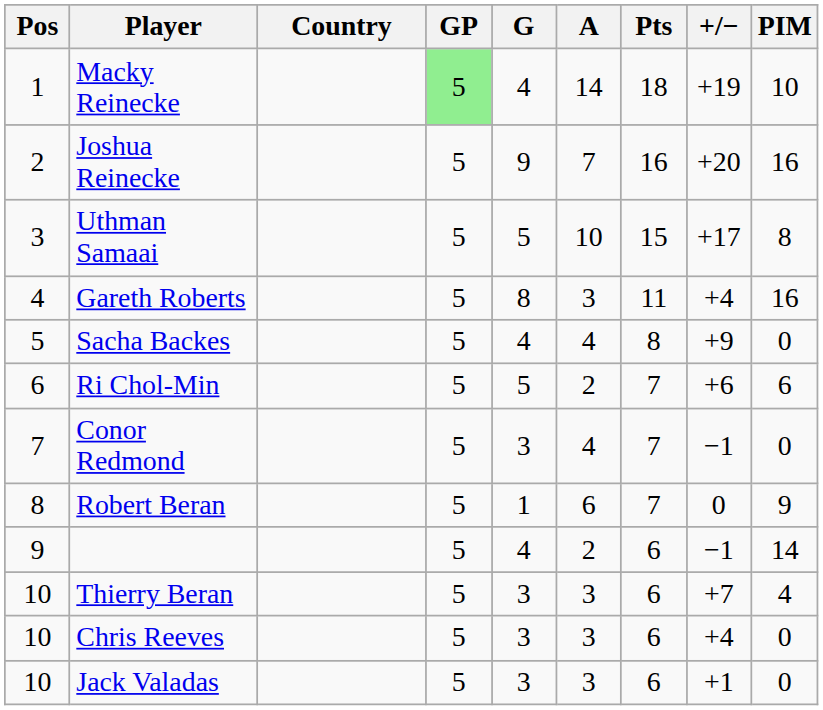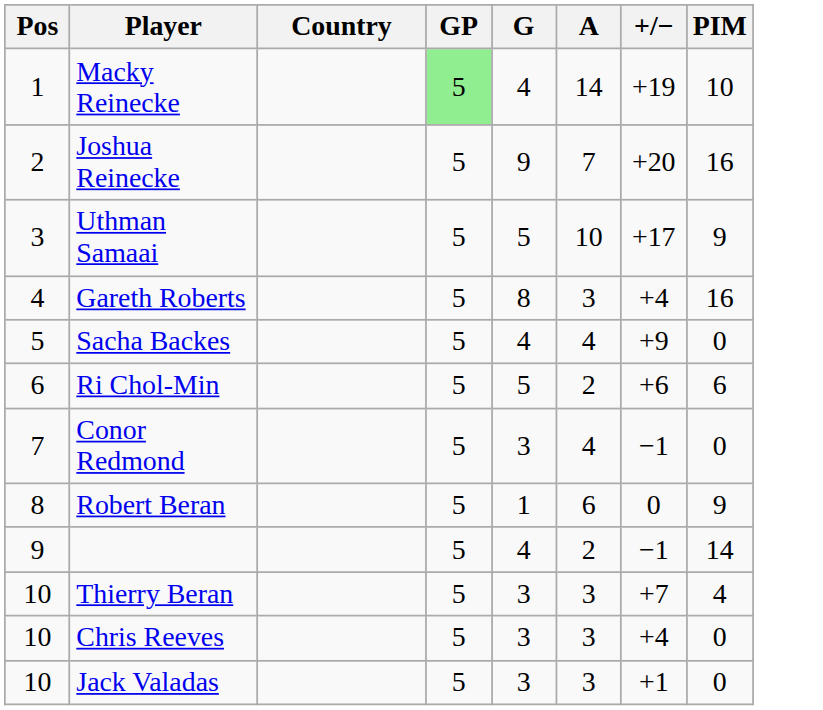- column: (654, 26)
(785, 237) 8 -> (720, 237) 9
